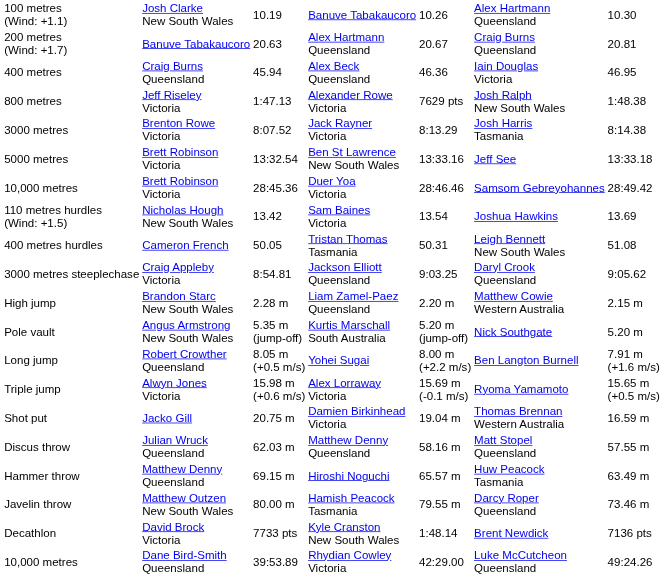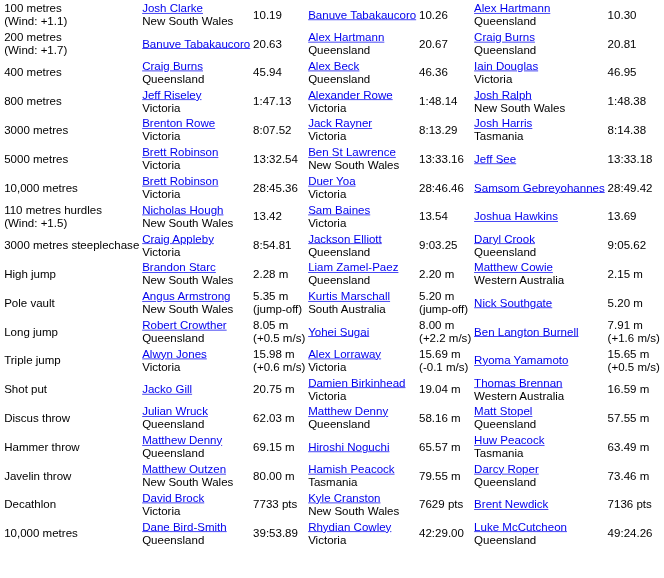(441, 101) 7629 pts -> (438, 101) 1:48.14
- row: (348, 245)
(438, 533) 1:48.14 -> (441, 504) 7629 pts
